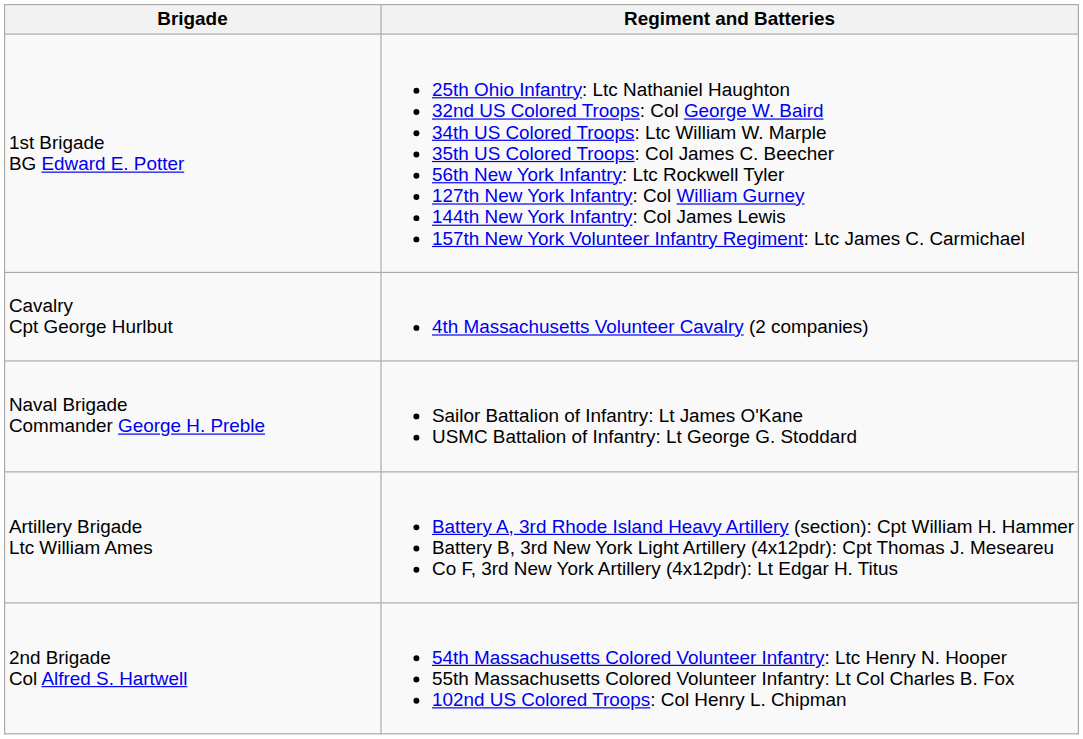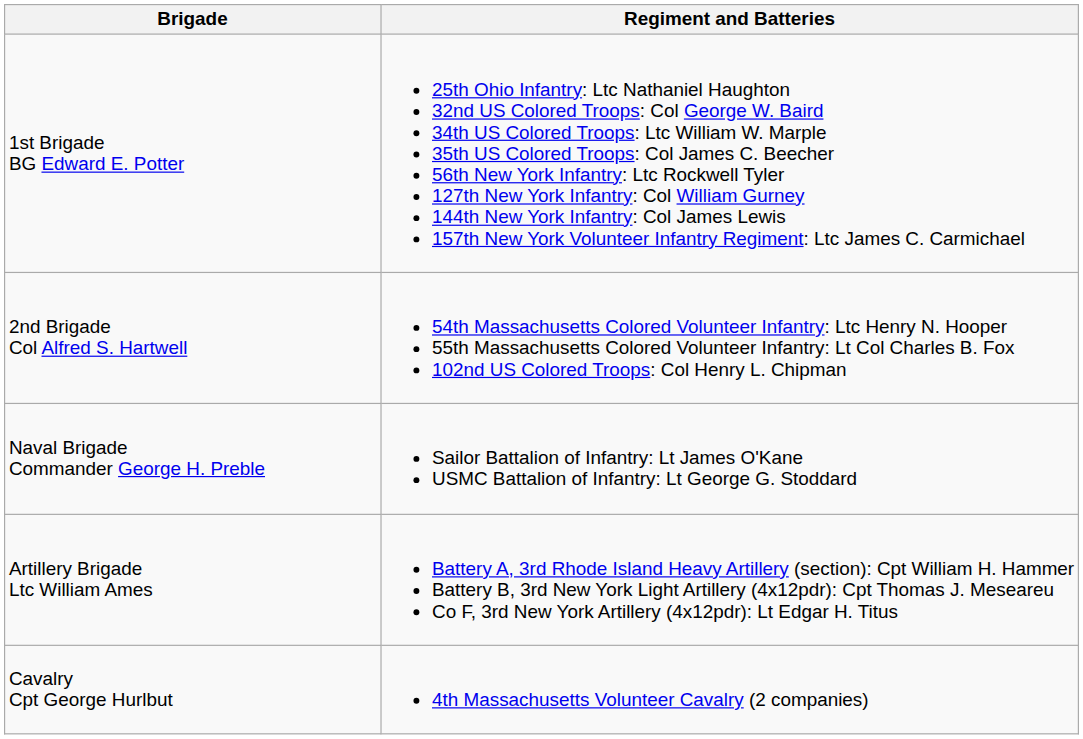rows swapped: (98, 668) <-> (91, 316)
